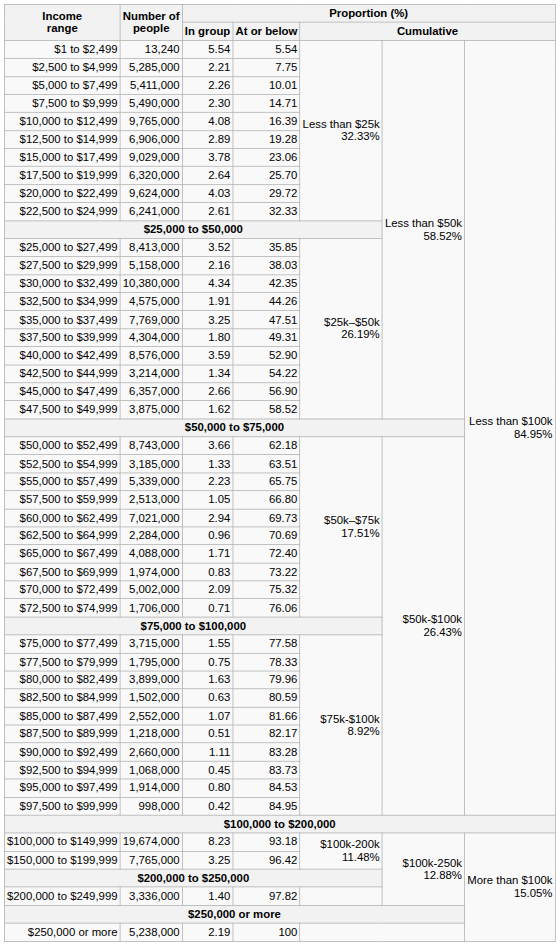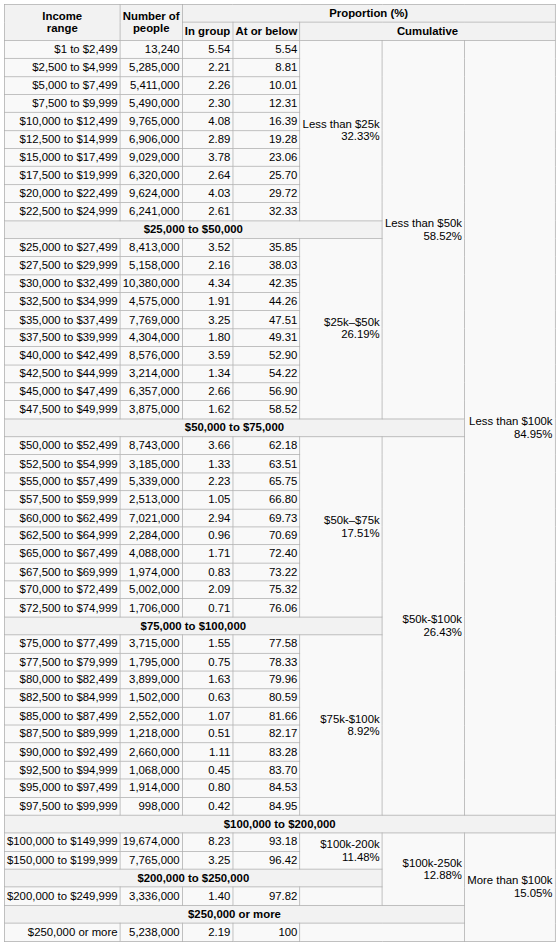(286, 67) 7.75 -> (286, 67) 8.81
(283, 103) 14.71 -> (283, 103) 12.31
(283, 770) 83.73 -> (283, 770) 83.70
